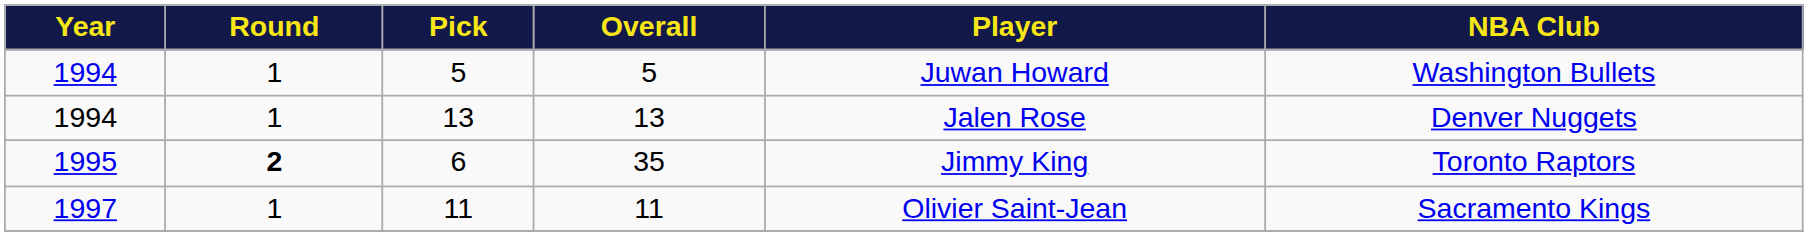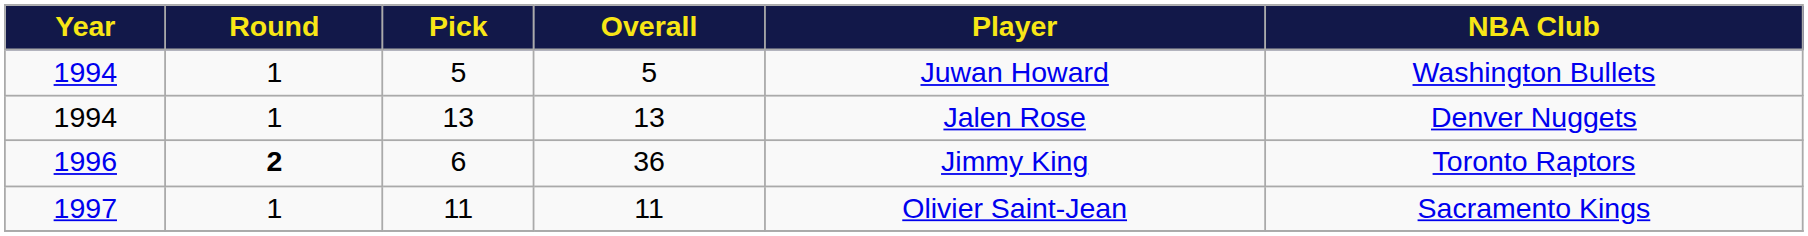(85, 162) 1995 -> (85, 162) 1996
(649, 162) 35 -> (649, 162) 36
